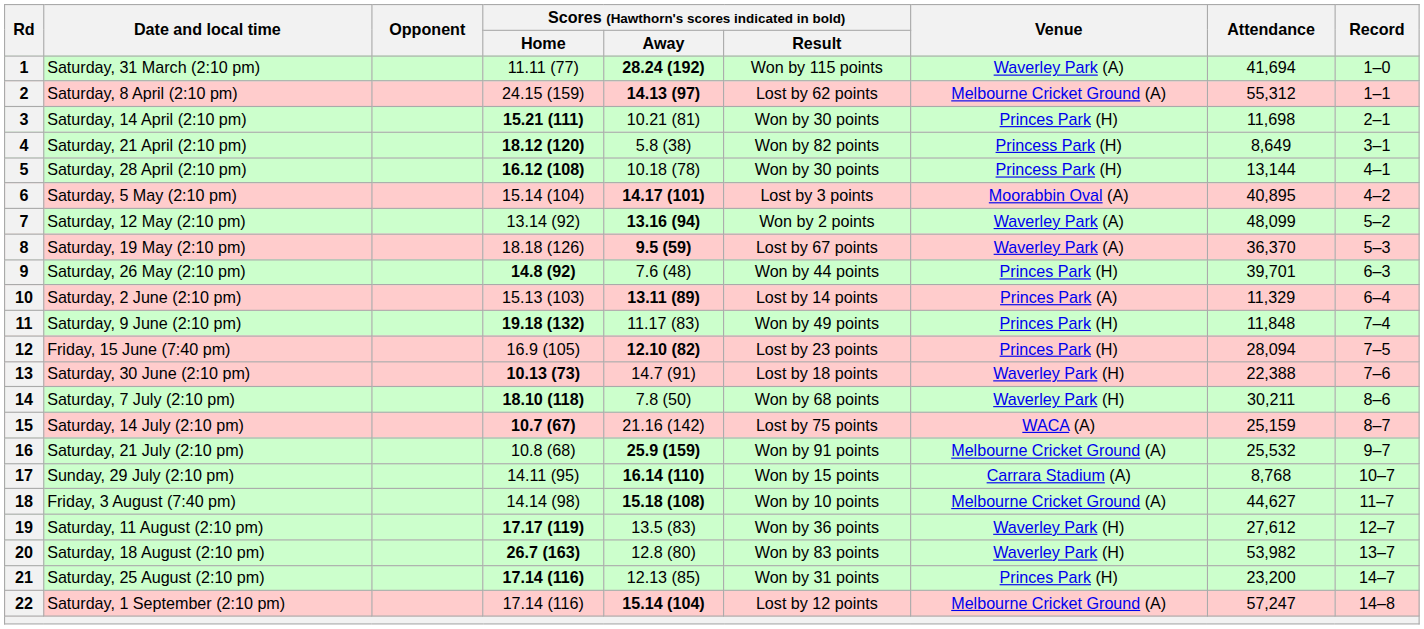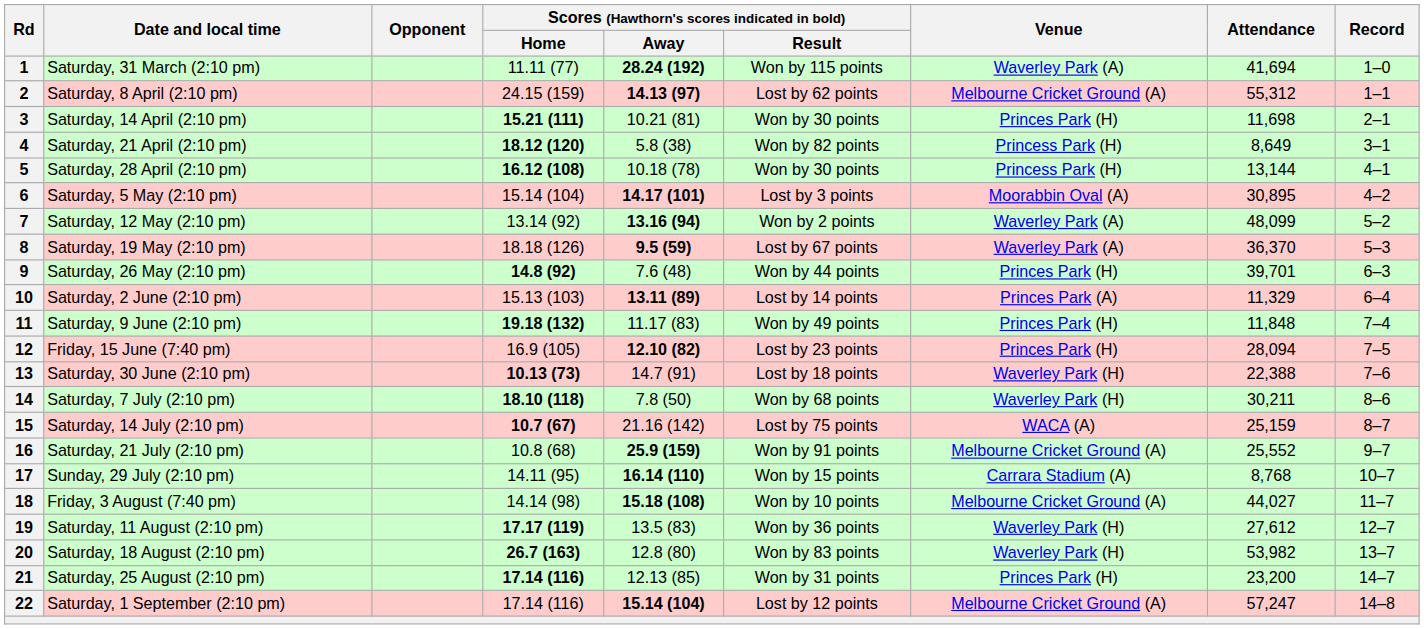(1271, 196) 40,895 -> (1271, 196) 30,895
(1271, 451) 25,532 -> (1271, 451) 25,552
(1271, 502) 44,627 -> (1271, 502) 44,027
